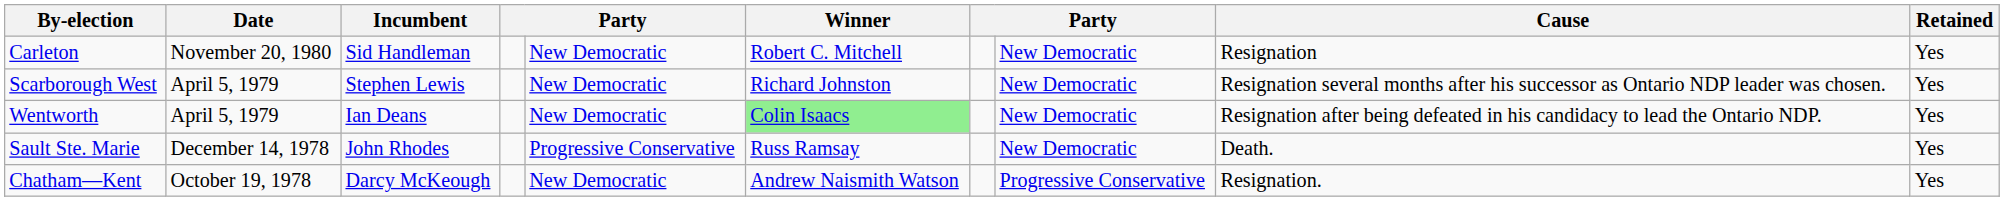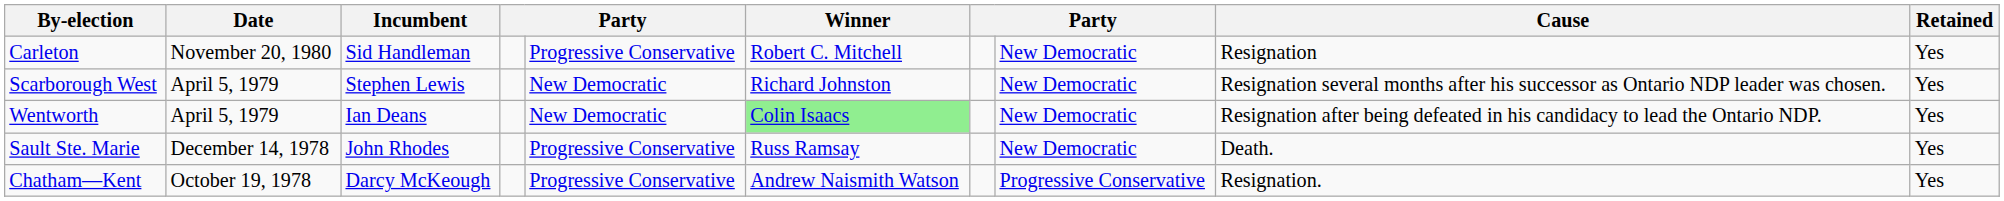(598, 52) New Democratic -> (632, 52) Progressive Conservative
(598, 180) New Democratic -> (632, 180) Progressive Conservative
